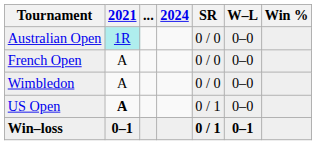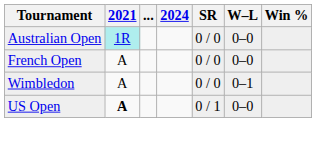(243, 83) 0–0 -> (243, 83) 0–1
- row: (35, 128)
